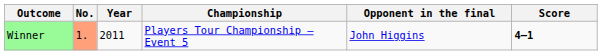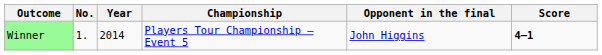(82, 36) lightsalmon background -> (82, 36) no background
(112, 36) 2011 -> (112, 36) 2014
